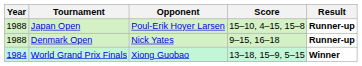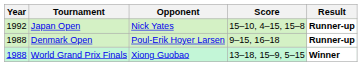(17, 26) 1988 -> (17, 26) 1992
(178, 26) Poul-Erik Hoyer Larsen -> (152, 26) Nick Yates
(152, 41) Nick Yates -> (178, 41) Poul-Erik Hoyer Larsen
(17, 55) 1984 -> (17, 55) 1988
